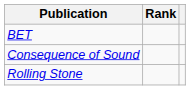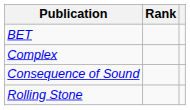+ row: (32, 54)
